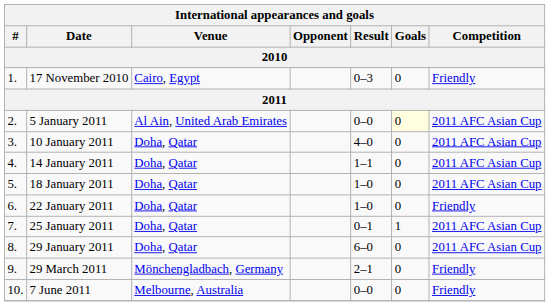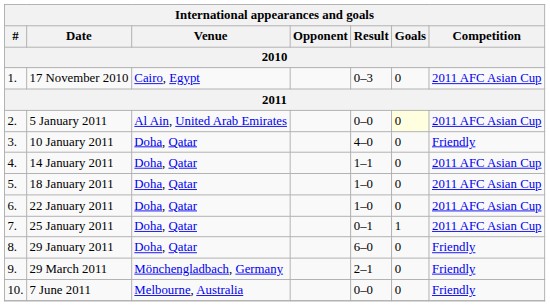(454, 78) Friendly -> (487, 78) 2011 AFC Asian Cup
(487, 142) 2011 AFC Asian Cup -> (454, 142) Friendly
(454, 205) Friendly -> (487, 205) 2011 AFC Asian Cup
(487, 247) 2011 AFC Asian Cup -> (454, 247) Friendly
